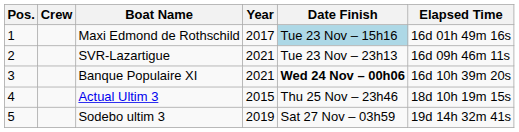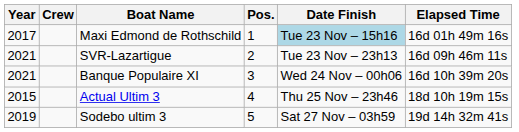columns swapped: (21, 14) <-> (260, 14)
(343, 76) bold -> (341, 76) normal
